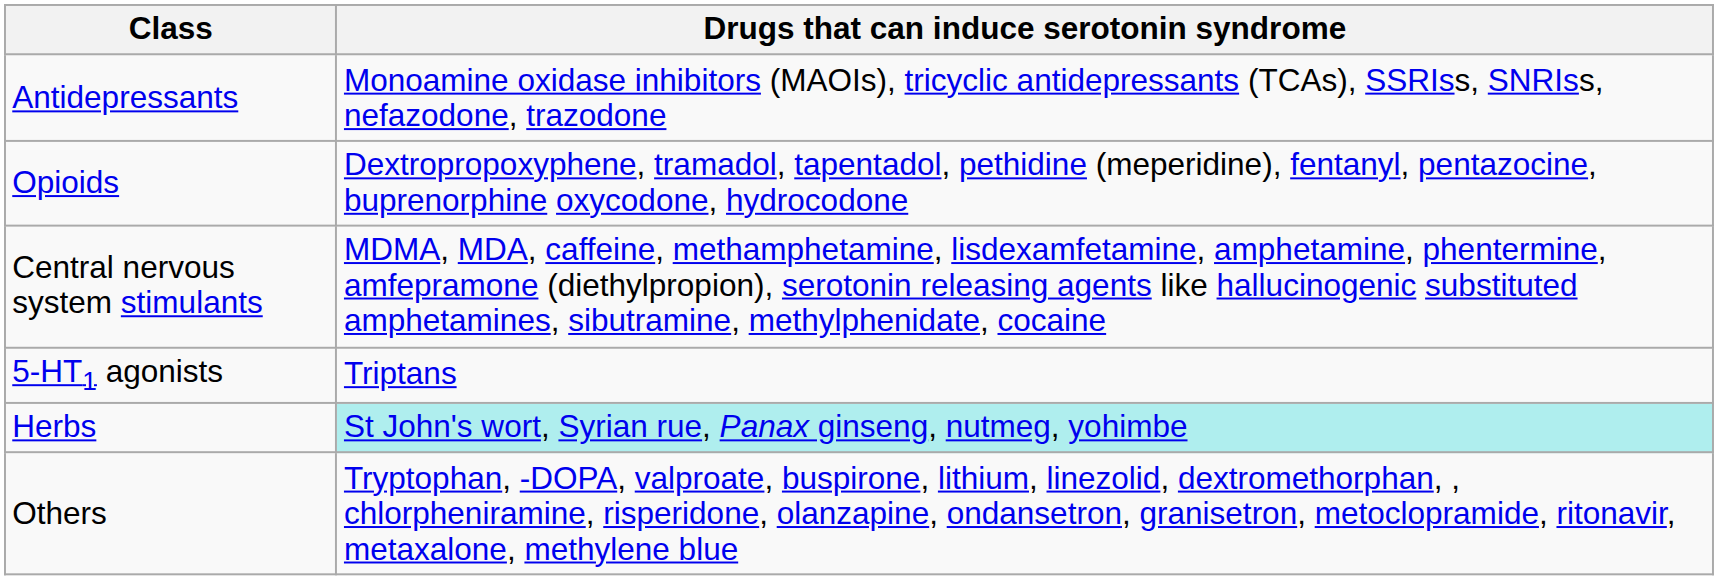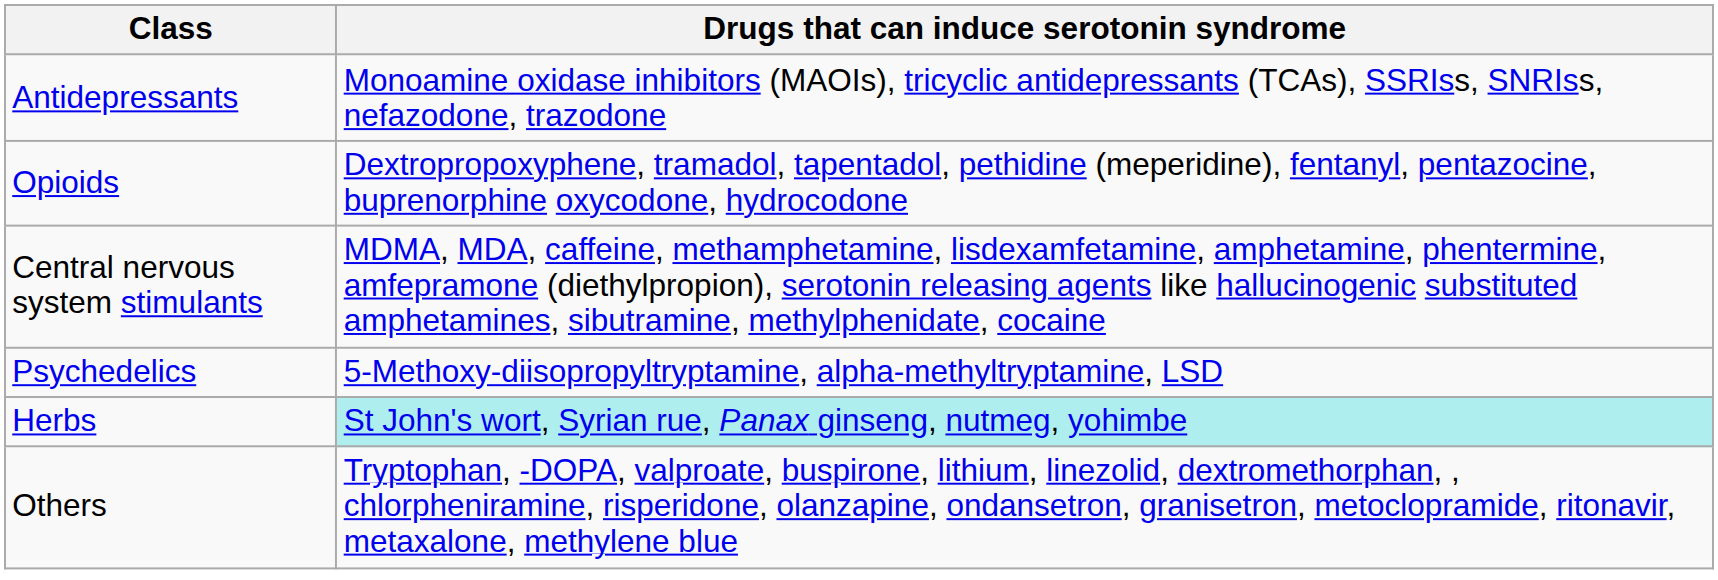- row: (118, 375)
+ row: (104, 371)
